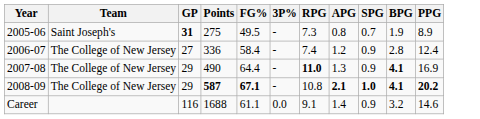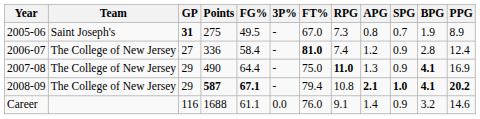+ column: (315, 13)
